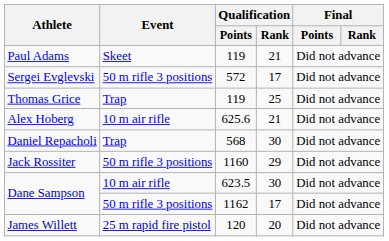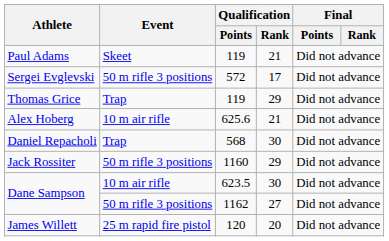(275, 98) 25 -> (275, 98) 29
(275, 204) 17 -> (275, 204) 27
